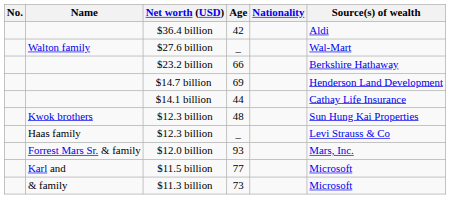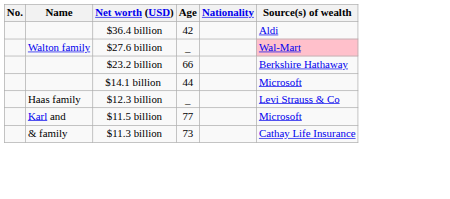(330, 47) no background -> (280, 47) pink background
- row: (185, 82)
(358, 99) Cathay Life Insurance -> (280, 82) Microsoft
- row: (185, 116)
- row: (185, 151)
(331, 185) Microsoft -> (307, 133) Cathay Life Insurance
